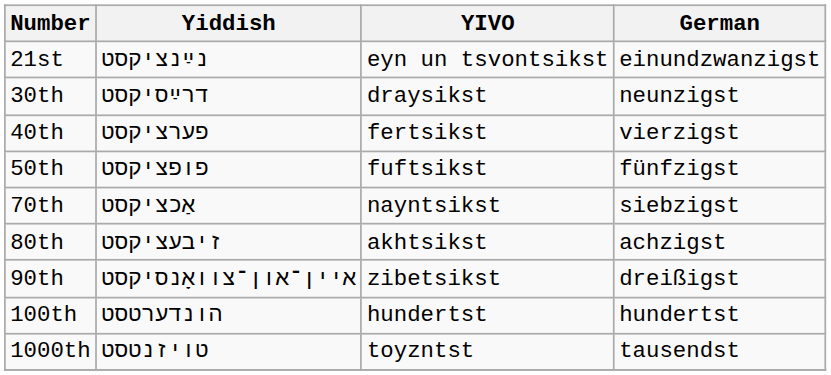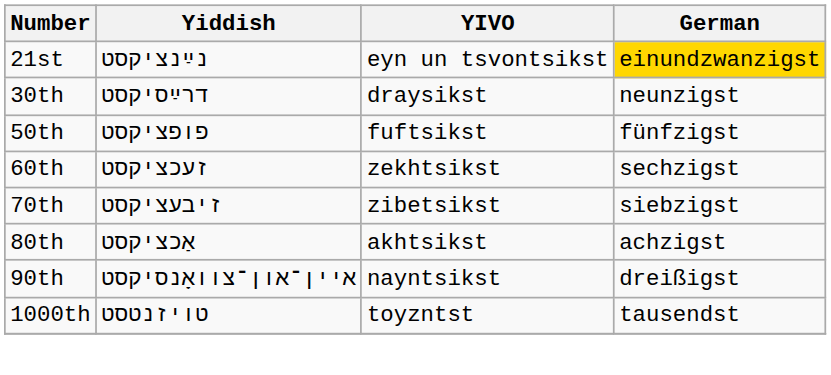(720, 60) no background -> (720, 60) gold background
- row: (37, 133)
+ row: (37, 169)
(148, 206) אַכציקסט -> (162, 206) זיבעציקסט
(434, 206) nayntsikst -> (434, 206) zibetsikst
(162, 242) זיבעציקסט -> (148, 242) אַכציקסט
(434, 279) zibetsikst -> (434, 279) nayntsikst
- row: (44, 315)
